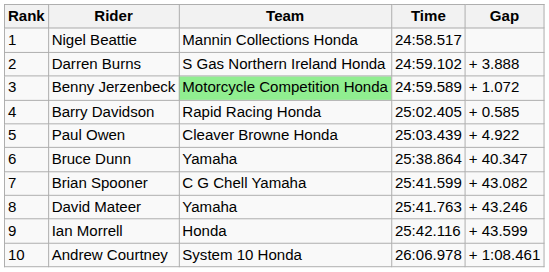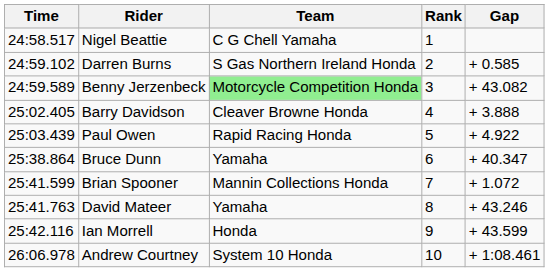columns swapped: (26, 16) <-> (428, 16)
(270, 40) Mannin Collections Honda -> (274, 40) C G Chell Yamaha
(494, 64) + 3.888 -> (494, 64) + 0.585
(494, 87) + 1.072 -> (498, 87) + 43.082
(252, 111) Rapid Racing Honda -> (290, 111) Cleaver Browne Honda
(494, 111) + 0.585 -> (494, 111) + 3.888
(260, 135) Cleaver Browne Honda -> (282, 135) Rapid Racing Honda
(244, 183) C G Chell Yamaha -> (300, 183) Mannin Collections Honda
(498, 183) + 43.082 -> (494, 183) + 1.072
